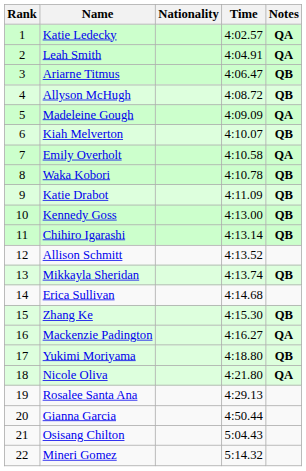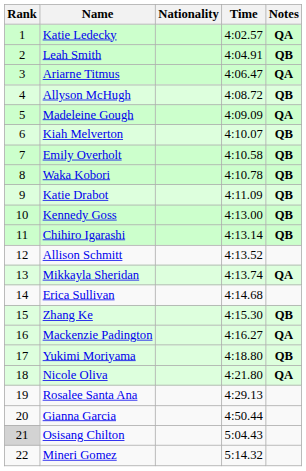(284, 54) QA -> (284, 54) QB
(284, 74) QB -> (284, 74) QA
(284, 154) QA -> (284, 154) QB
(284, 275) QB -> (284, 275) QA
(22, 435) no background -> (22, 435) lightgrey background
